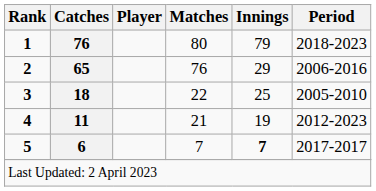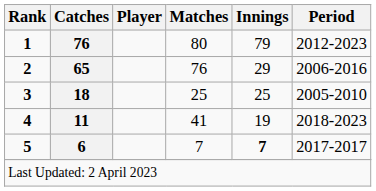(332, 43) 2018-2023 -> (332, 43) 2012-2023
(199, 95) 22 -> (199, 95) 25
(199, 120) 21 -> (199, 120) 41
(332, 120) 2012-2023 -> (332, 120) 2018-2023
